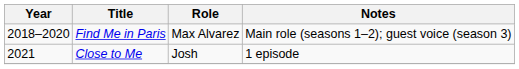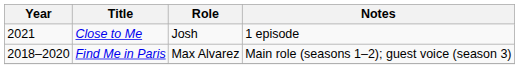rows swapped: (121, 34) <-> (109, 53)
